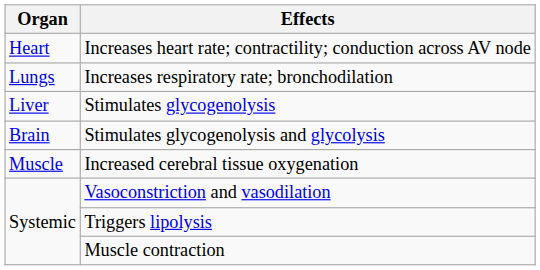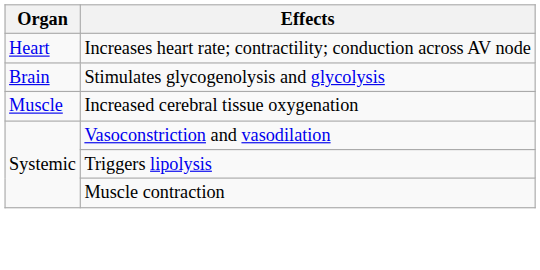- row: (239, 77)
- row: (180, 105)
